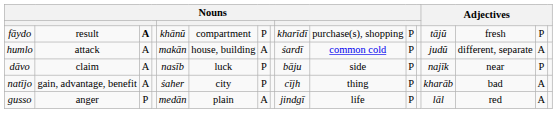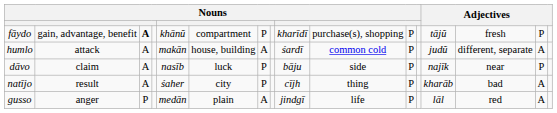(87, 34) result -> (87, 34) gain, advantage, benefit
(87, 83) gain, advantage, benefit -> (87, 83) result
